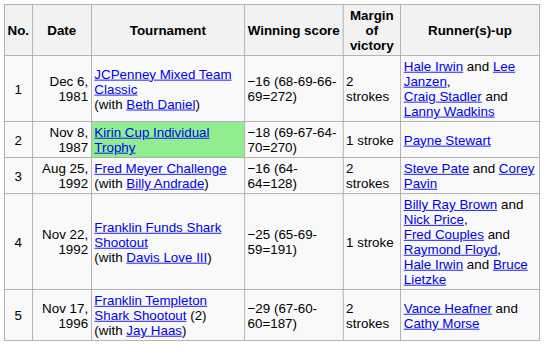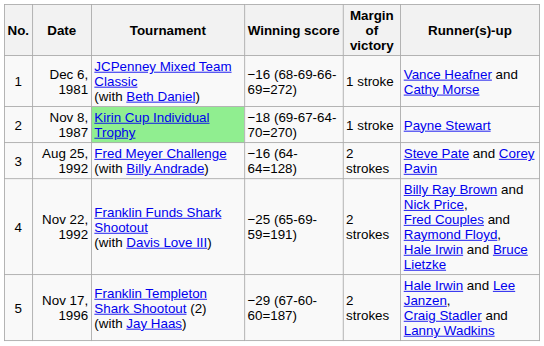(368, 89) 2 strokes -> (370, 81) 1 stroke
(459, 89) Hale Irwin and Lee Janzen, Craig Stadler and Lanny Wadkins -> (461, 81) Vance Heafner and Cathy Morse
(370, 242) 1 stroke -> (368, 227) 2 strokes
(461, 316) Vance Heafner and Cathy Morse -> (459, 308) Hale Irwin and Lee Janzen, Craig Stadler and Lanny Wadkins
